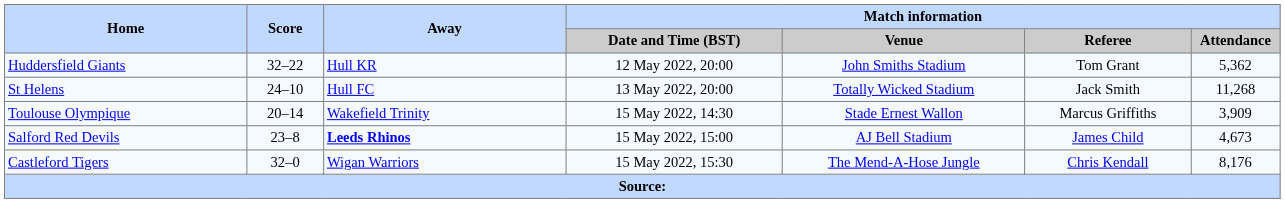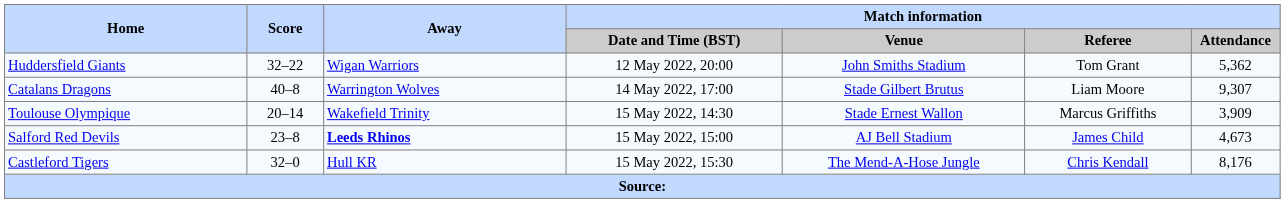(352, 65) Hull KR -> (373, 65) Wigan Warriors
- row: (36, 89)
+ row: (60, 89)
(373, 162) Wigan Warriors -> (352, 162) Hull KR
